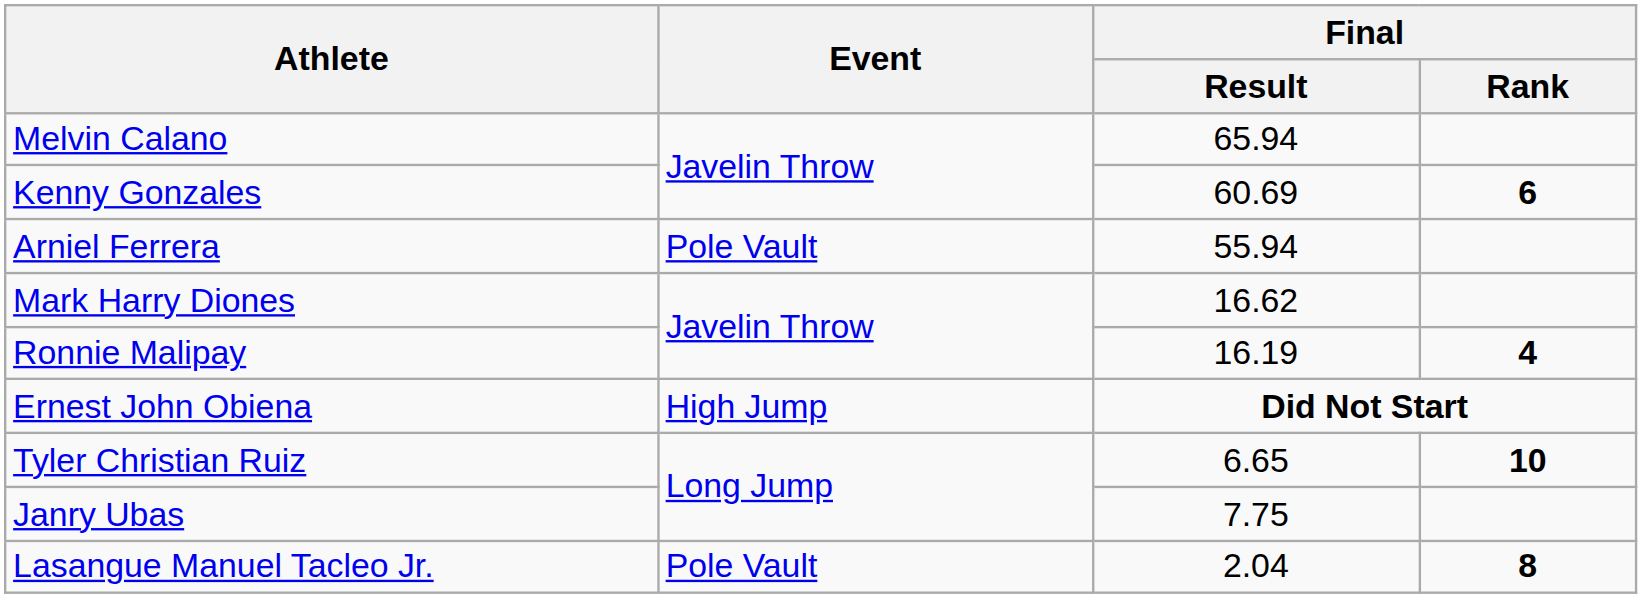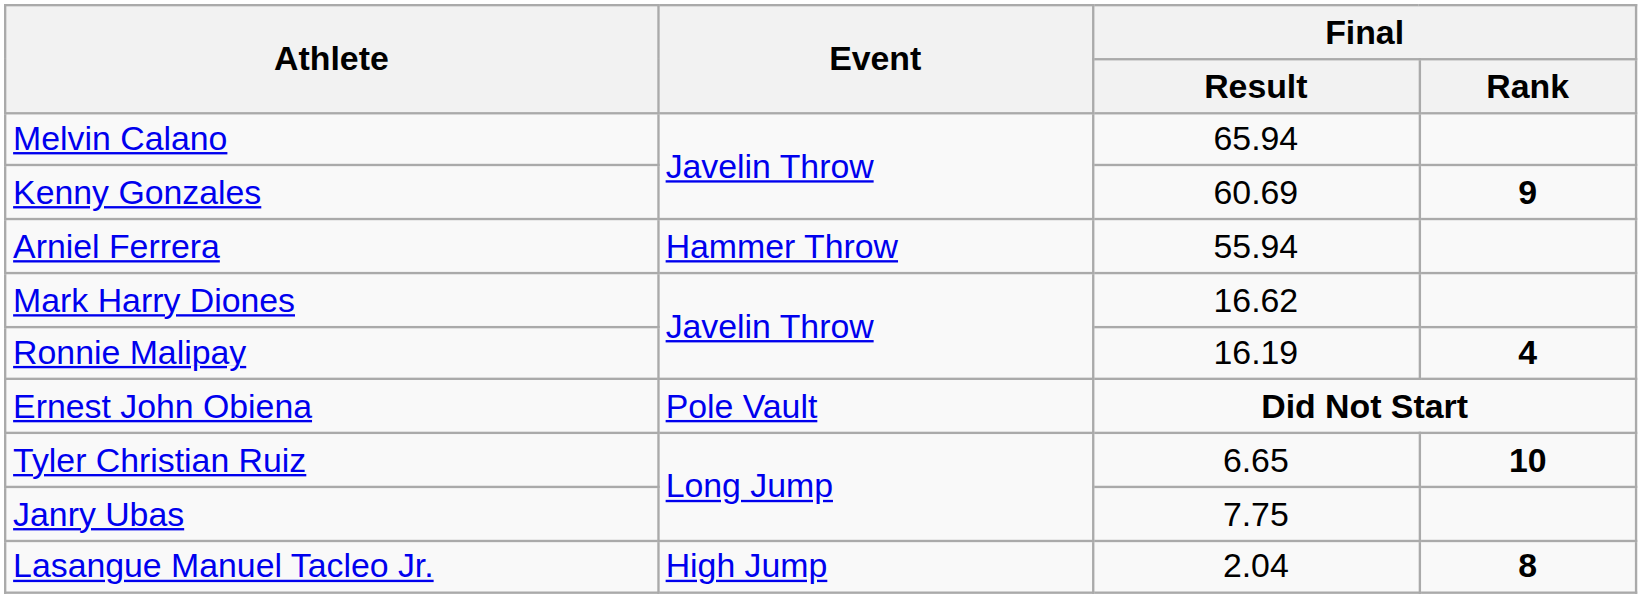(1528, 193) 6 -> (1528, 193) 9
(741, 246) Pole Vault -> (782, 246) Hammer Throw
(746, 407) High Jump -> (741, 407) Pole Vault
(741, 567) Pole Vault -> (746, 567) High Jump
